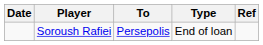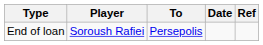columns swapped: (19, 13) <-> (204, 13)
